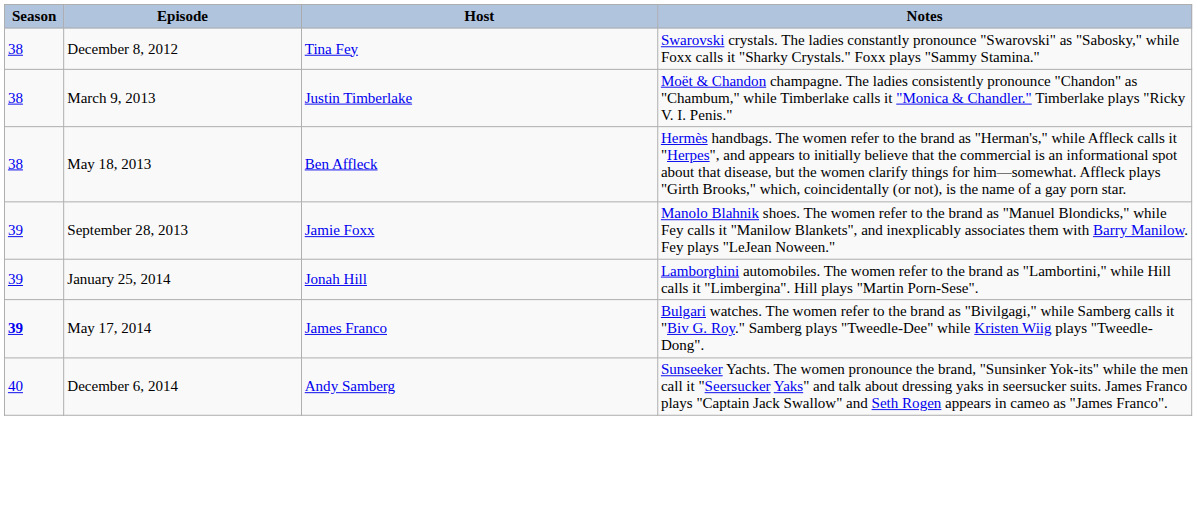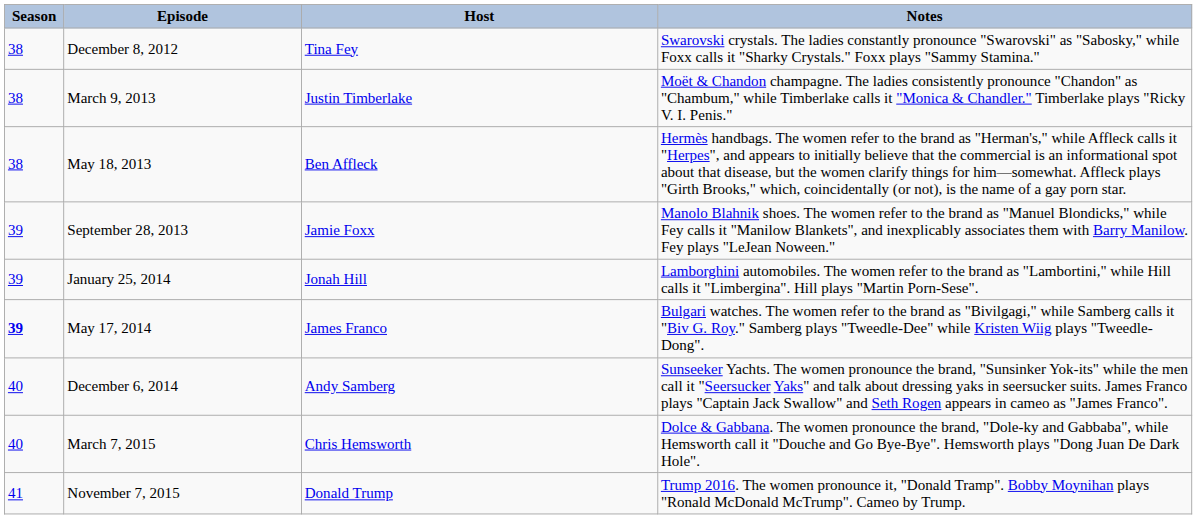+ row: (111, 444)
+ row: (123, 493)
